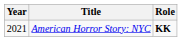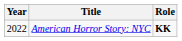(17, 28) 2021 -> (17, 28) 2022
